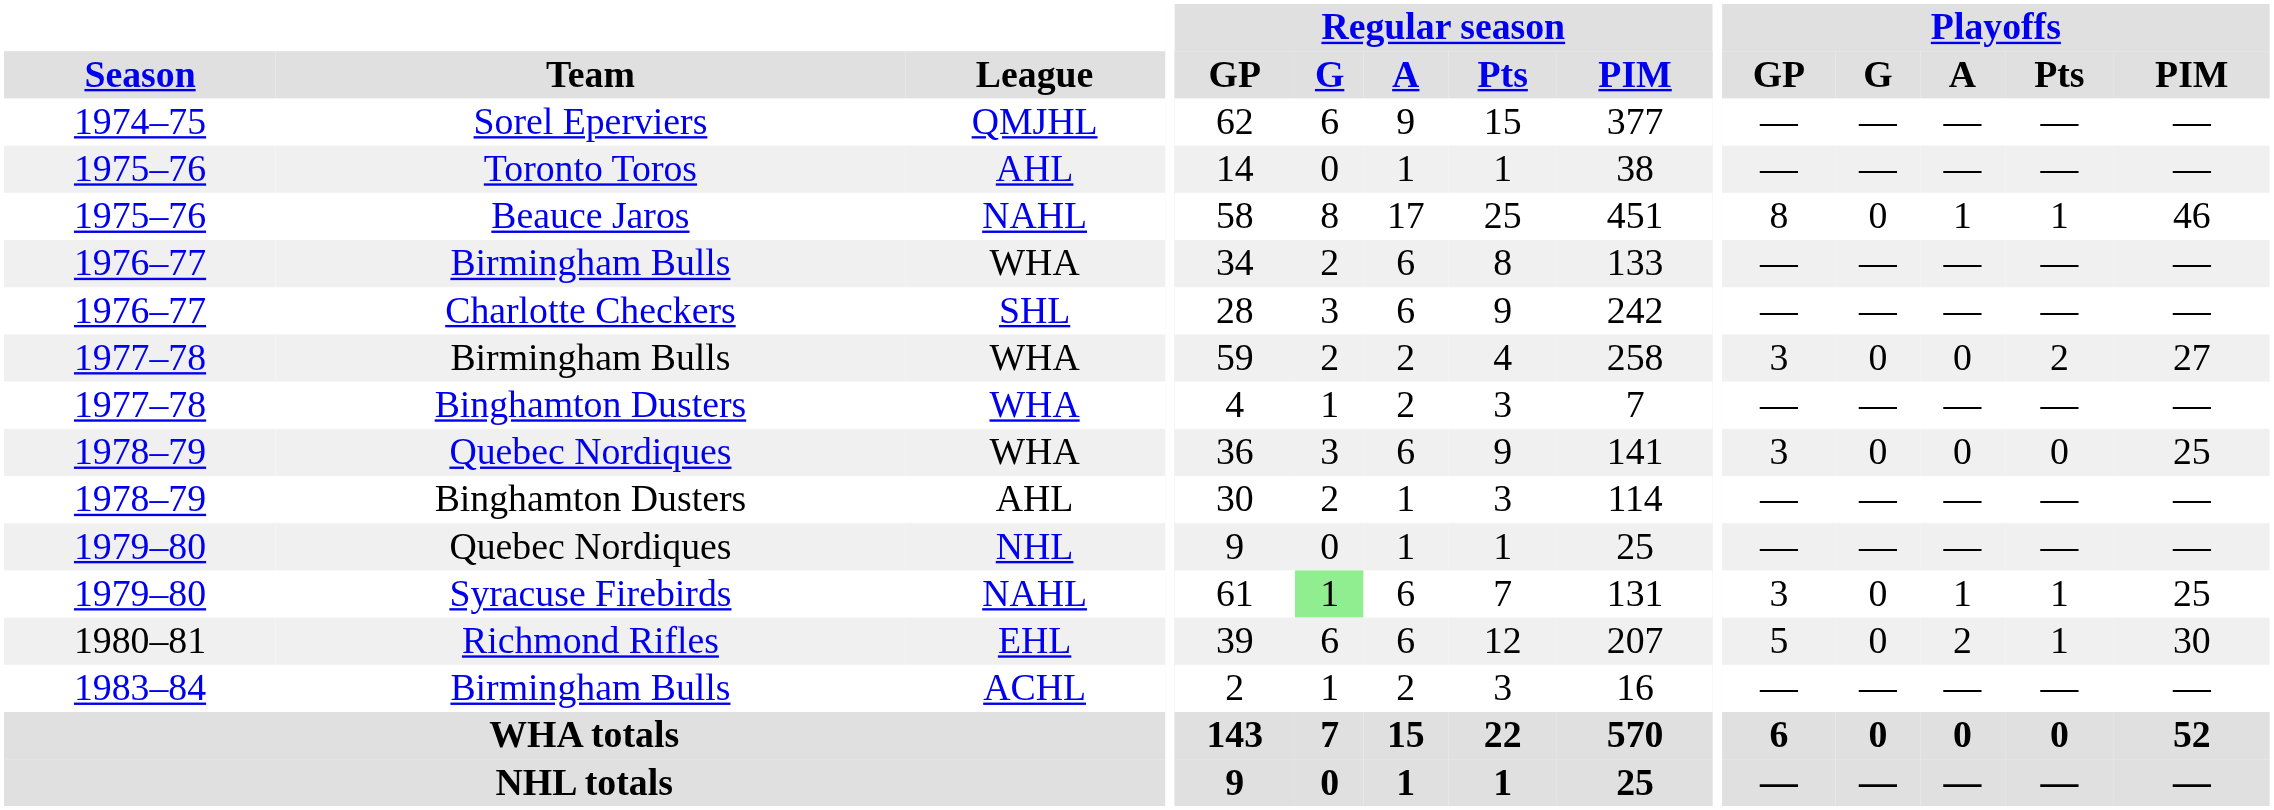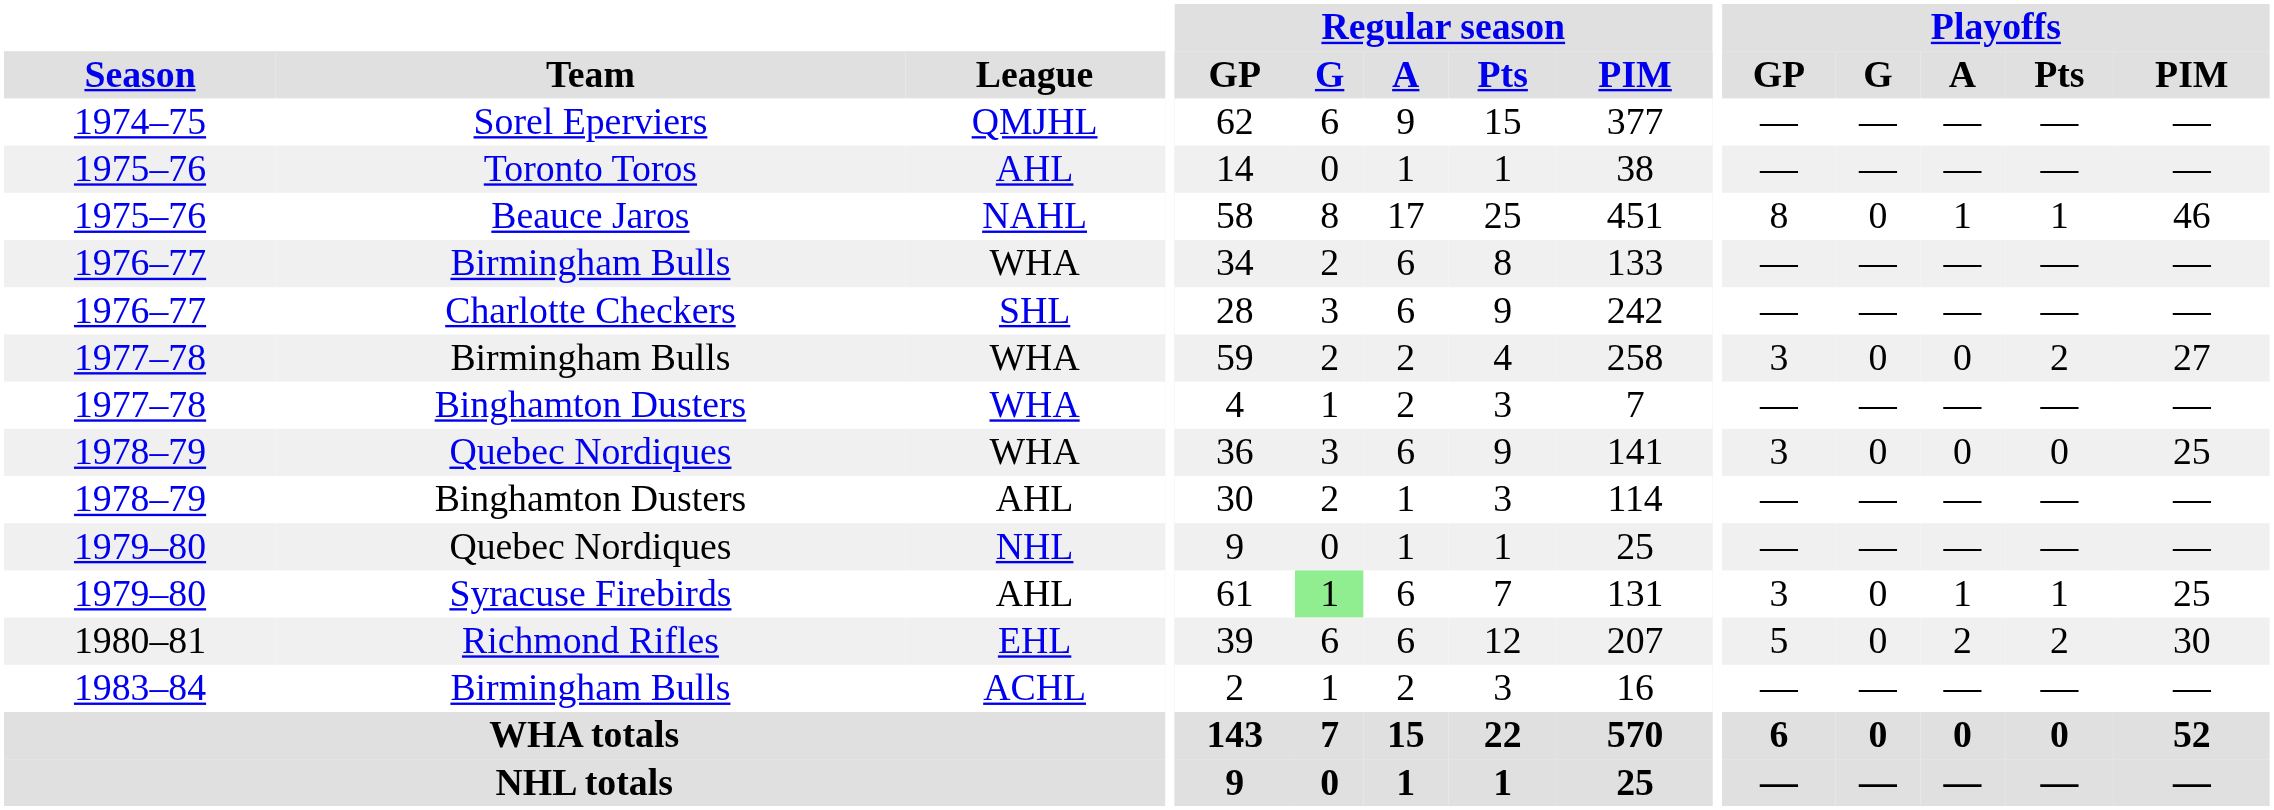(1035, 593) NAHL -> (1035, 593) AHL
(2059, 640) 1 -> (2059, 640) 2
